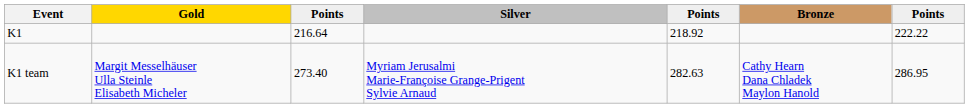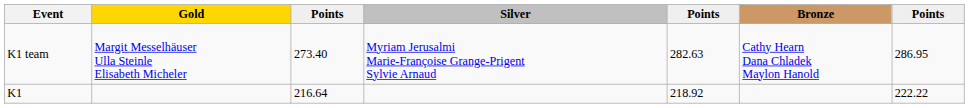rows swapped: (15, 33) <-> (28, 73)
